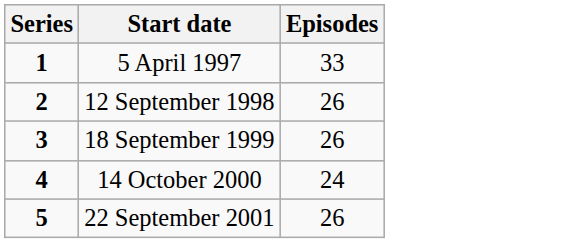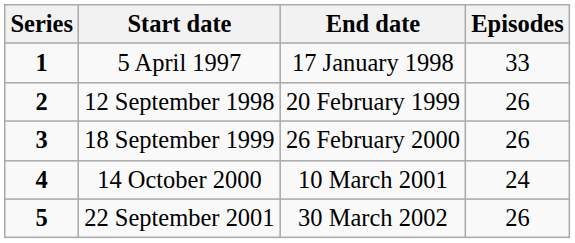+ column: (373, 23)
